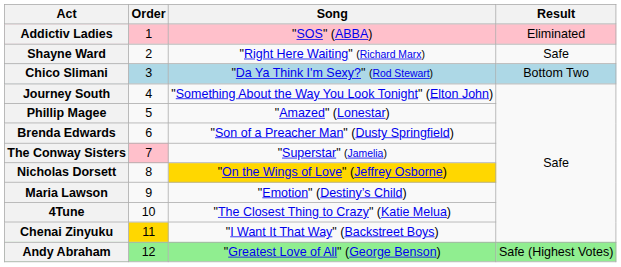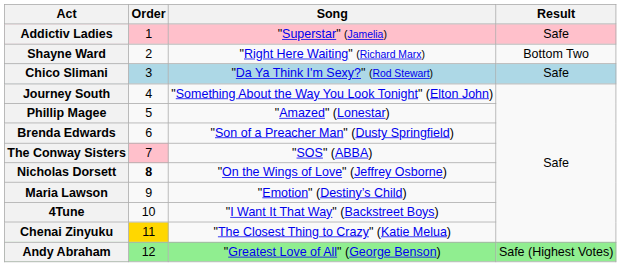(332, 34) "SOS" (ABBA) -> (332, 34) "Superstar" (Jamelia)
(556, 34) Eliminated -> (556, 34) Safe
(556, 53) Safe -> (556, 53) Bottom Two
(556, 73) Bottom Two -> (556, 73) Safe
(332, 152) "Superstar" (Jamelia) -> (332, 152) "SOS" (ABBA)
(149, 172) normal -> (149, 172) bold
(332, 172) gold background -> (332, 172) no background
(332, 212) "The Closest Thing to Crazy" (Katie Melua) -> (332, 212) "I Want It That Way" (Backstreet Boys)
(332, 232) "I Want It That Way" (Backstreet Boys) -> (332, 232) "The Closest Thing to Crazy" (Katie Melua)
